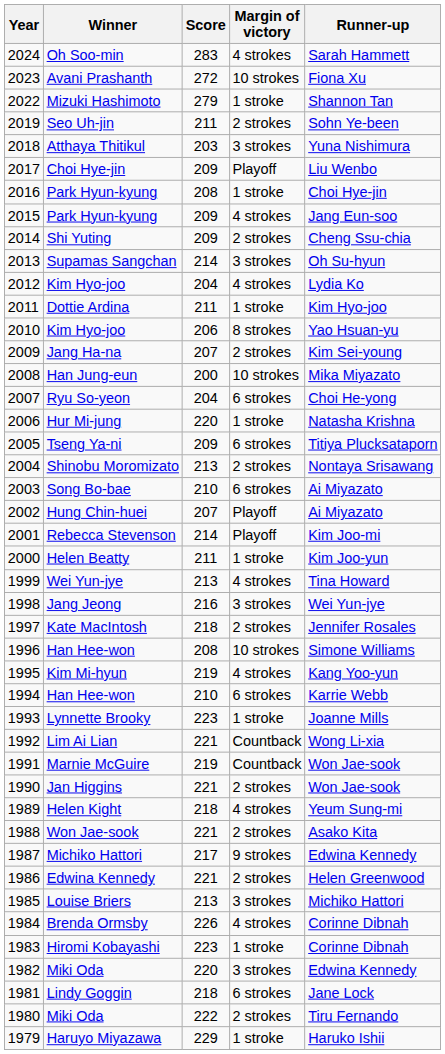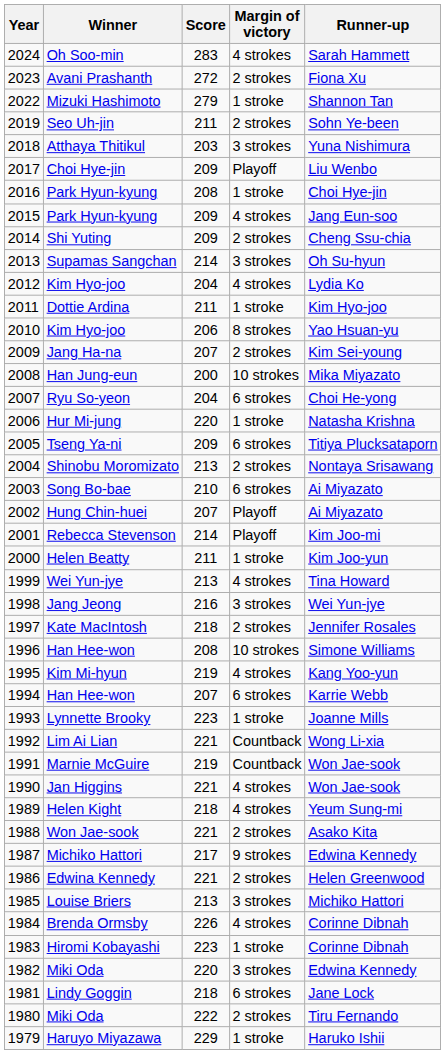(266, 78) 10 strokes -> (262, 78) 2 strokes
(206, 695) 210 -> (206, 695) 207
(262, 787) 2 strokes -> (262, 787) 4 strokes
